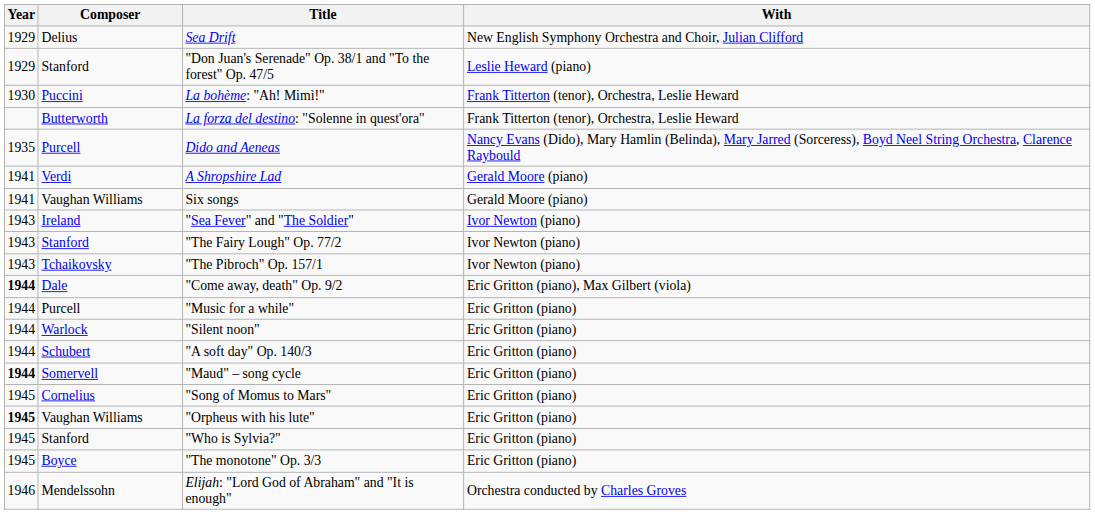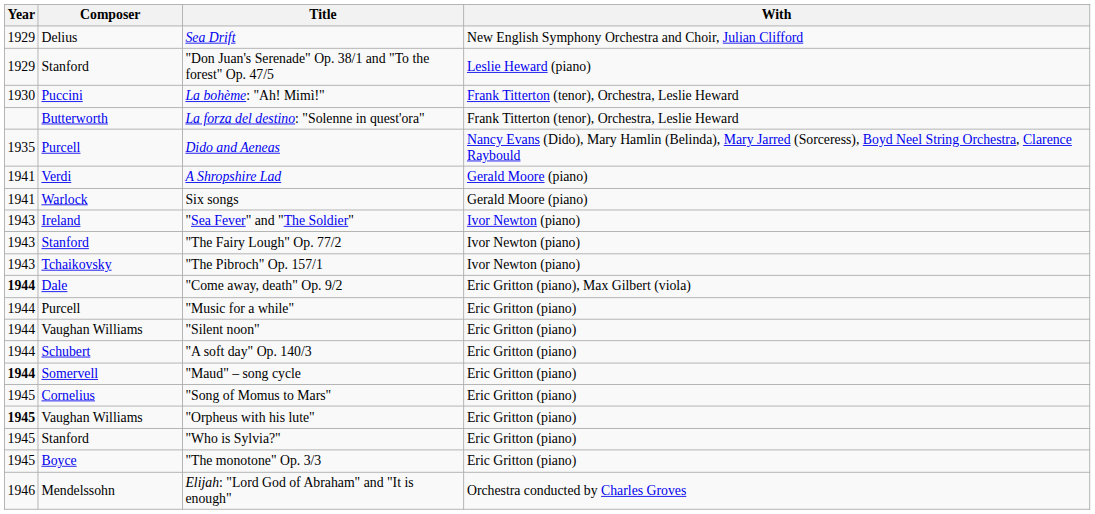(92, 199) Vaughan Williams -> (65, 199) Warlock
(65, 330) Warlock -> (92, 330) Vaughan Williams
